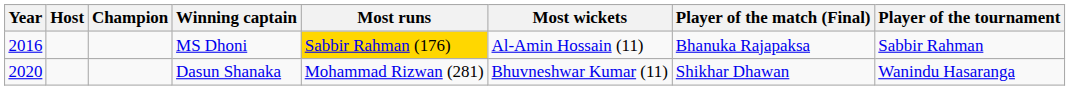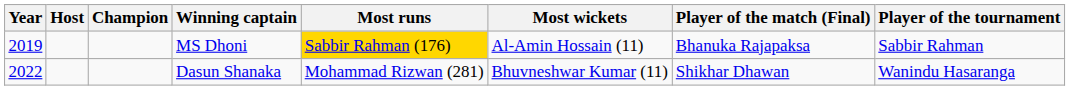(25, 44) 2016 -> (25, 44) 2019
(25, 71) 2020 -> (25, 71) 2022
